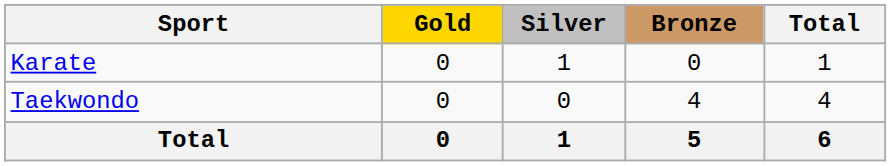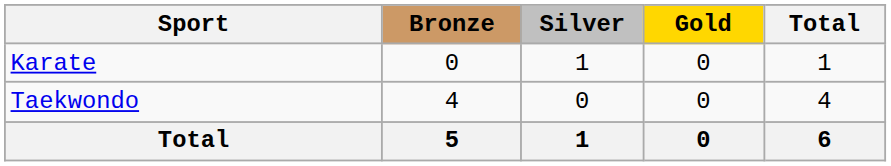columns swapped: (443, 24) <-> (694, 24)
